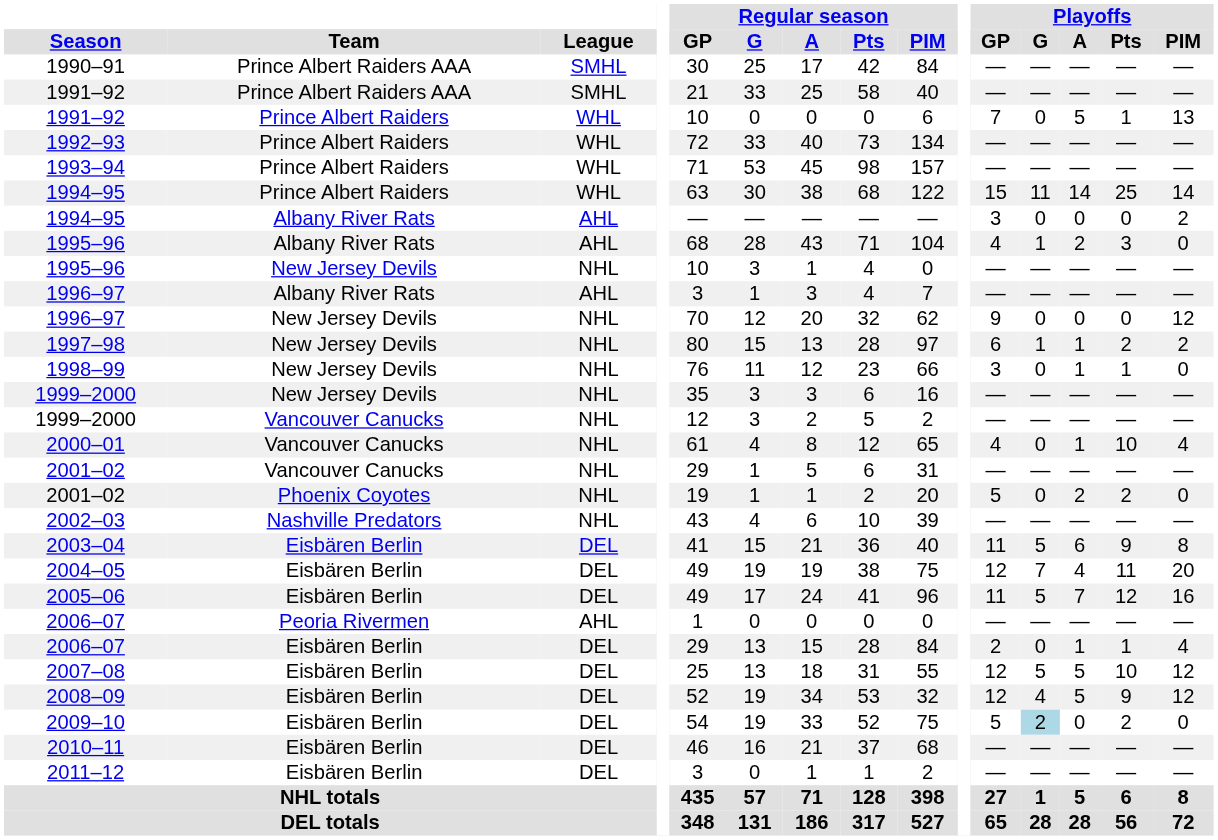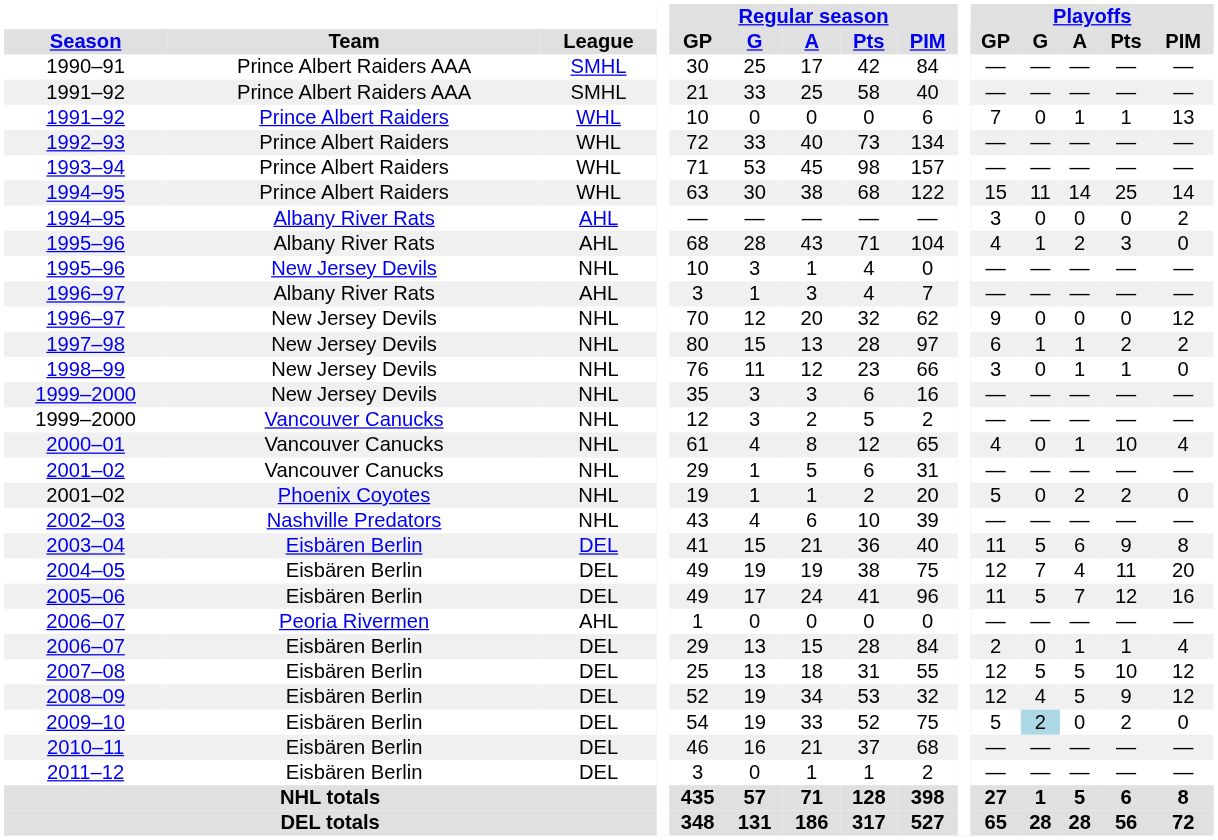(1080, 117) 5 -> (1080, 117) 1
